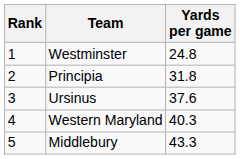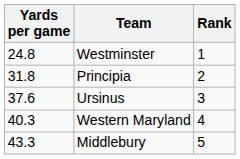columns swapped: (25, 23) <-> (200, 23)
